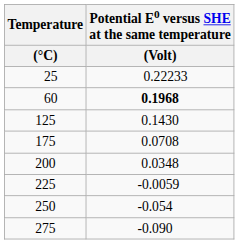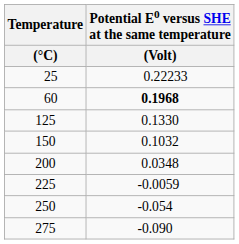(160, 120) 0.1430 -> (160, 120) 0.1330
+ row: (45, 142)
- row: (45, 142)
